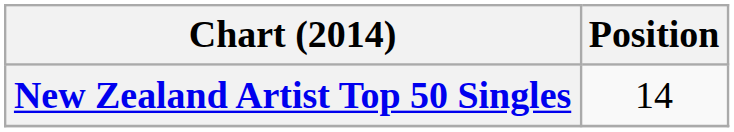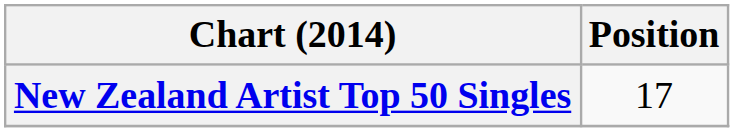(654, 94) 14 -> (654, 94) 17
